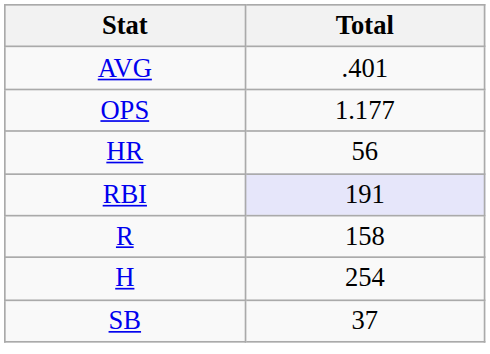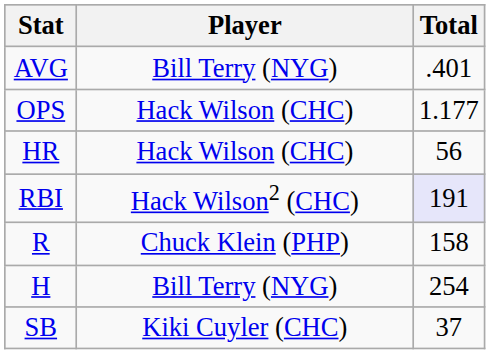+ column: (245, 25)
